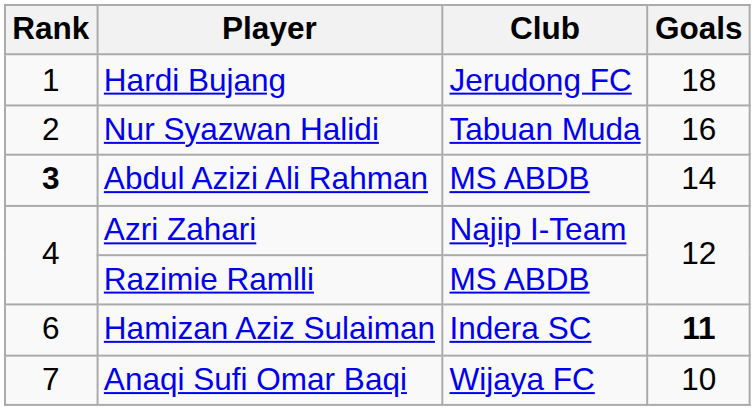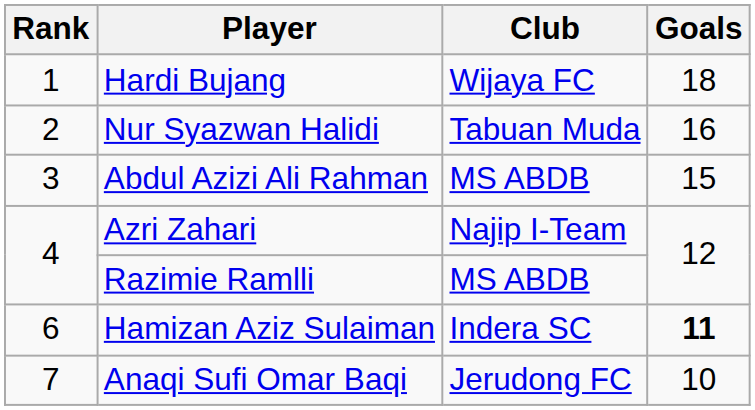(541, 79) Jerudong FC -> (522, 79) Wijaya FC
(51, 179) bold -> (51, 179) normal
(699, 179) 14 -> (699, 179) 15
(522, 379) Wijaya FC -> (541, 379) Jerudong FC
